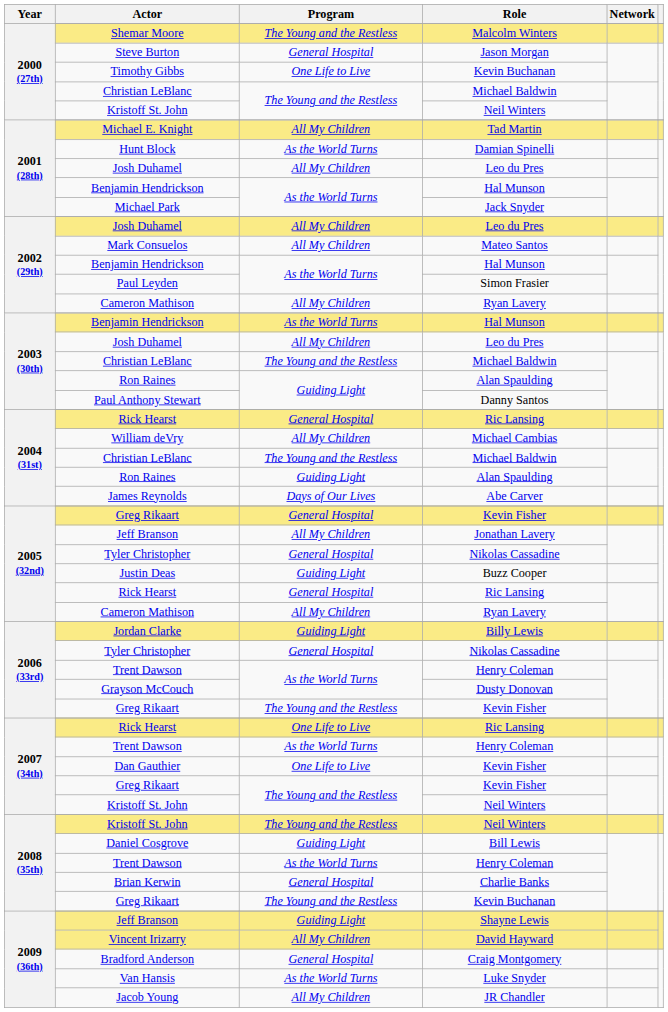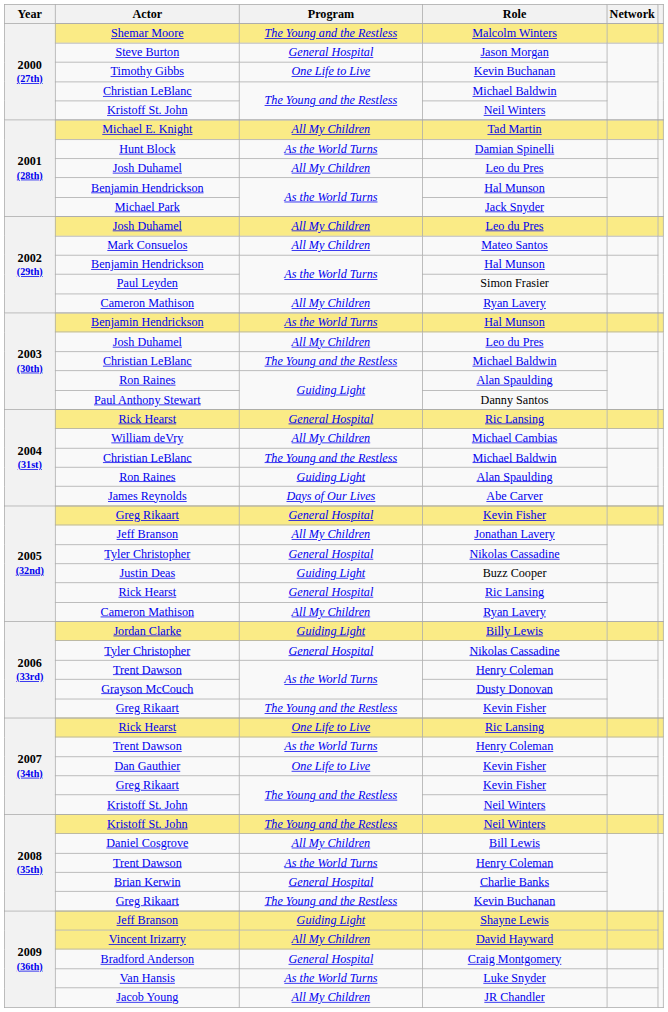(331, 843) Guiding Light -> (331, 843) All My Children
